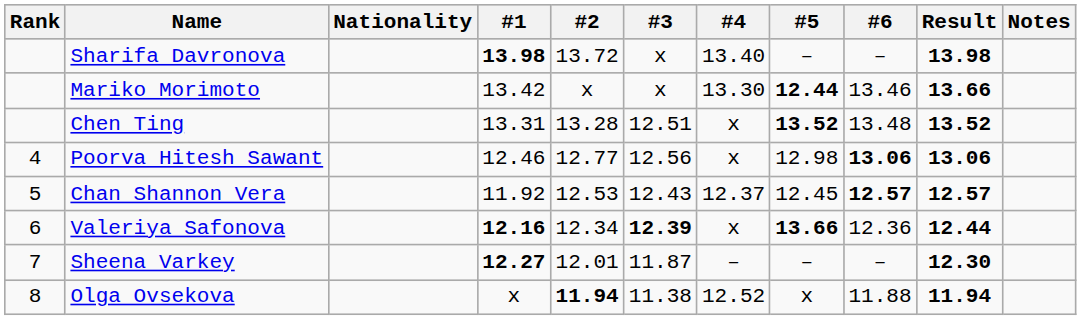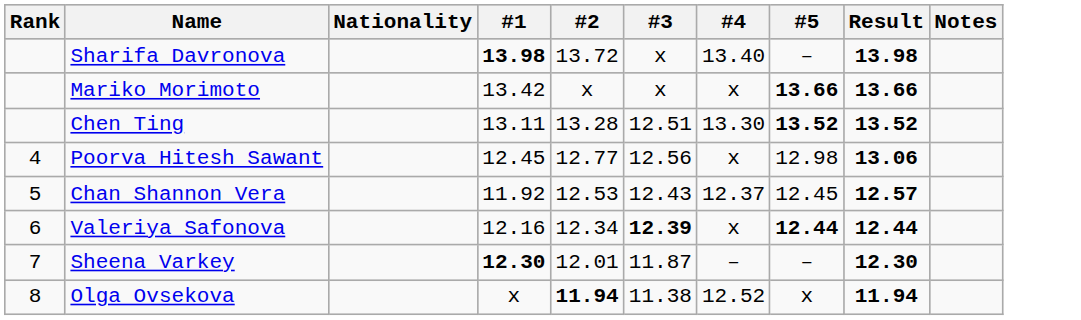- column: (880, 22)
(734, 91) 13.30 -> (734, 91) x
(807, 91) 12.44 -> (807, 91) 13.66
(514, 125) 13.31 -> (514, 125) 13.11
(734, 125) x -> (734, 125) 13.30
(514, 159) 12.46 -> (514, 159) 12.45
(514, 228) bold -> (514, 228) normal
(807, 228) 13.66 -> (807, 228) 12.44
(514, 262) 12.27 -> (514, 262) 12.30
